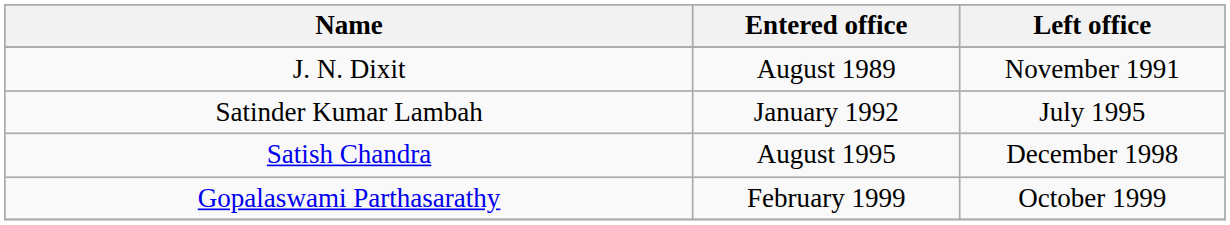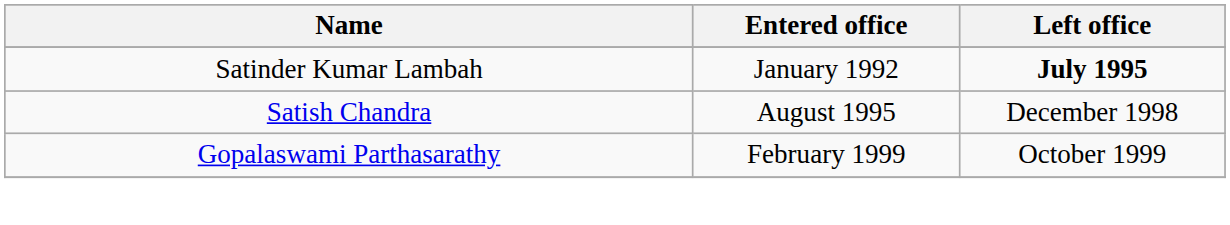- row: (349, 68)
(1092, 111) normal -> (1092, 68) bold
